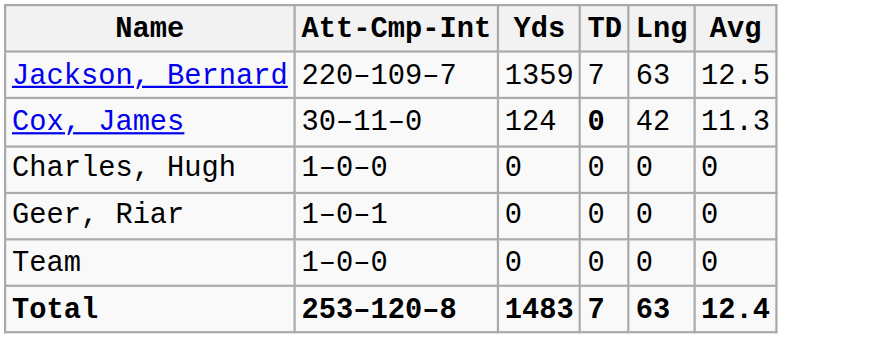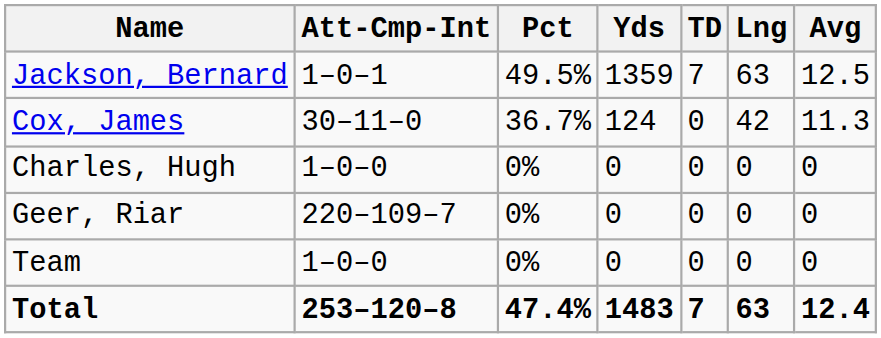+ column: (548, 29)
(379, 75) 220–109–7 -> (345, 75) 1–0–1
(596, 122) bold -> (696, 122) normal
(345, 216) 1–0–1 -> (379, 216) 220–109–7
